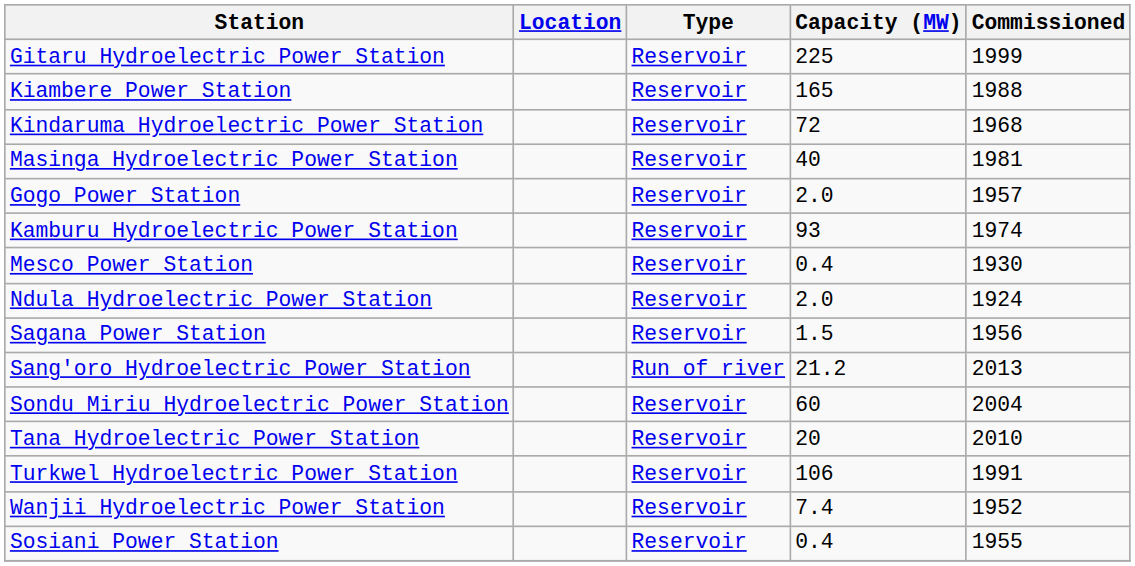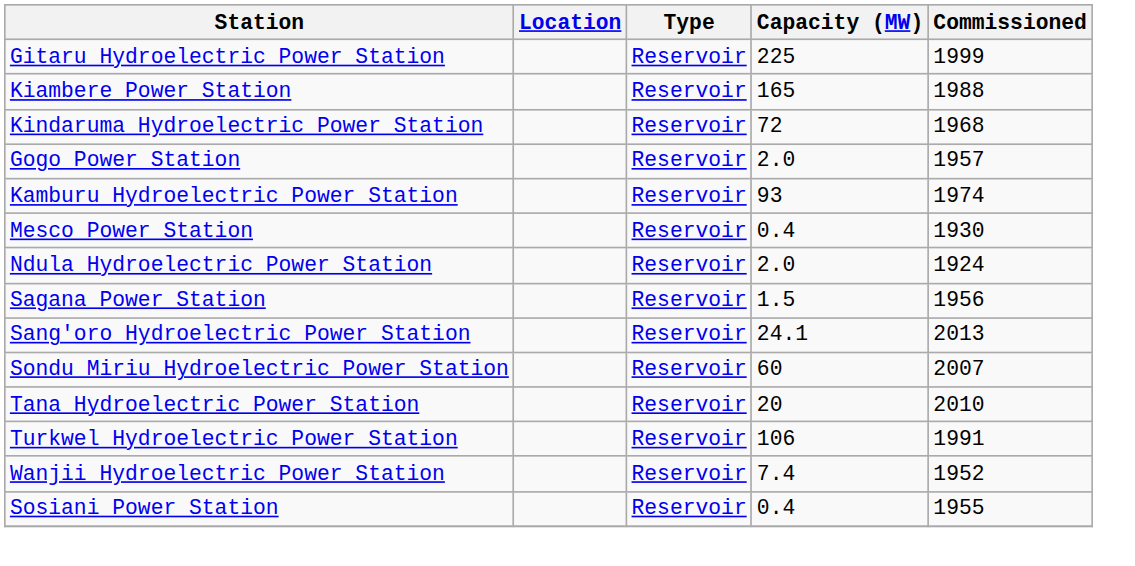- row: (234, 161)
(708, 370) Run of river -> (689, 335) Reservoir
(821, 370) 21.2 -> (782, 335) 24.1
(997, 404) 2004 -> (959, 370) 2007
